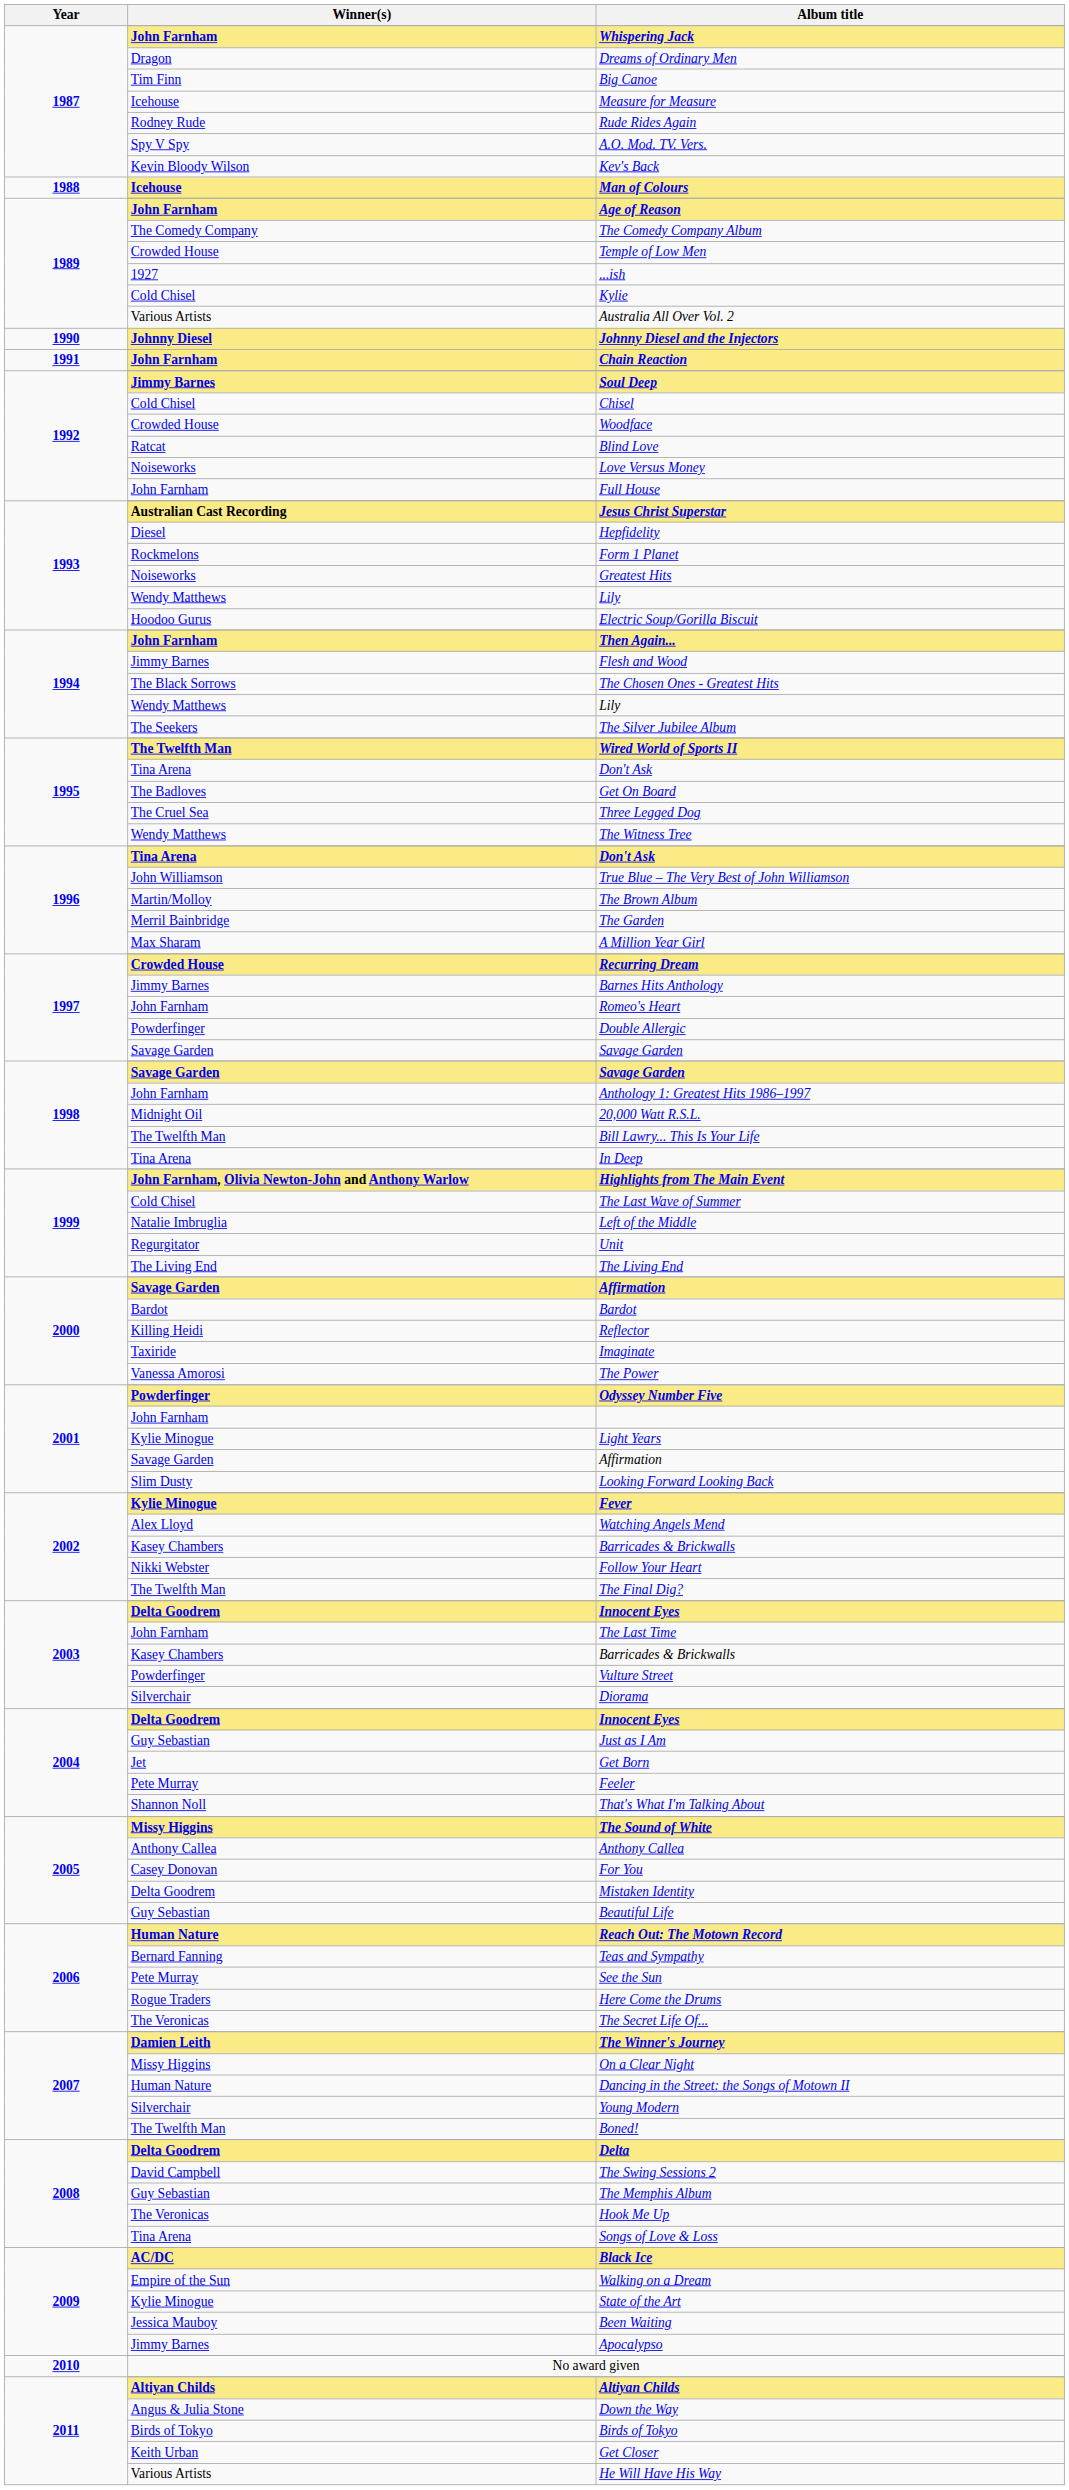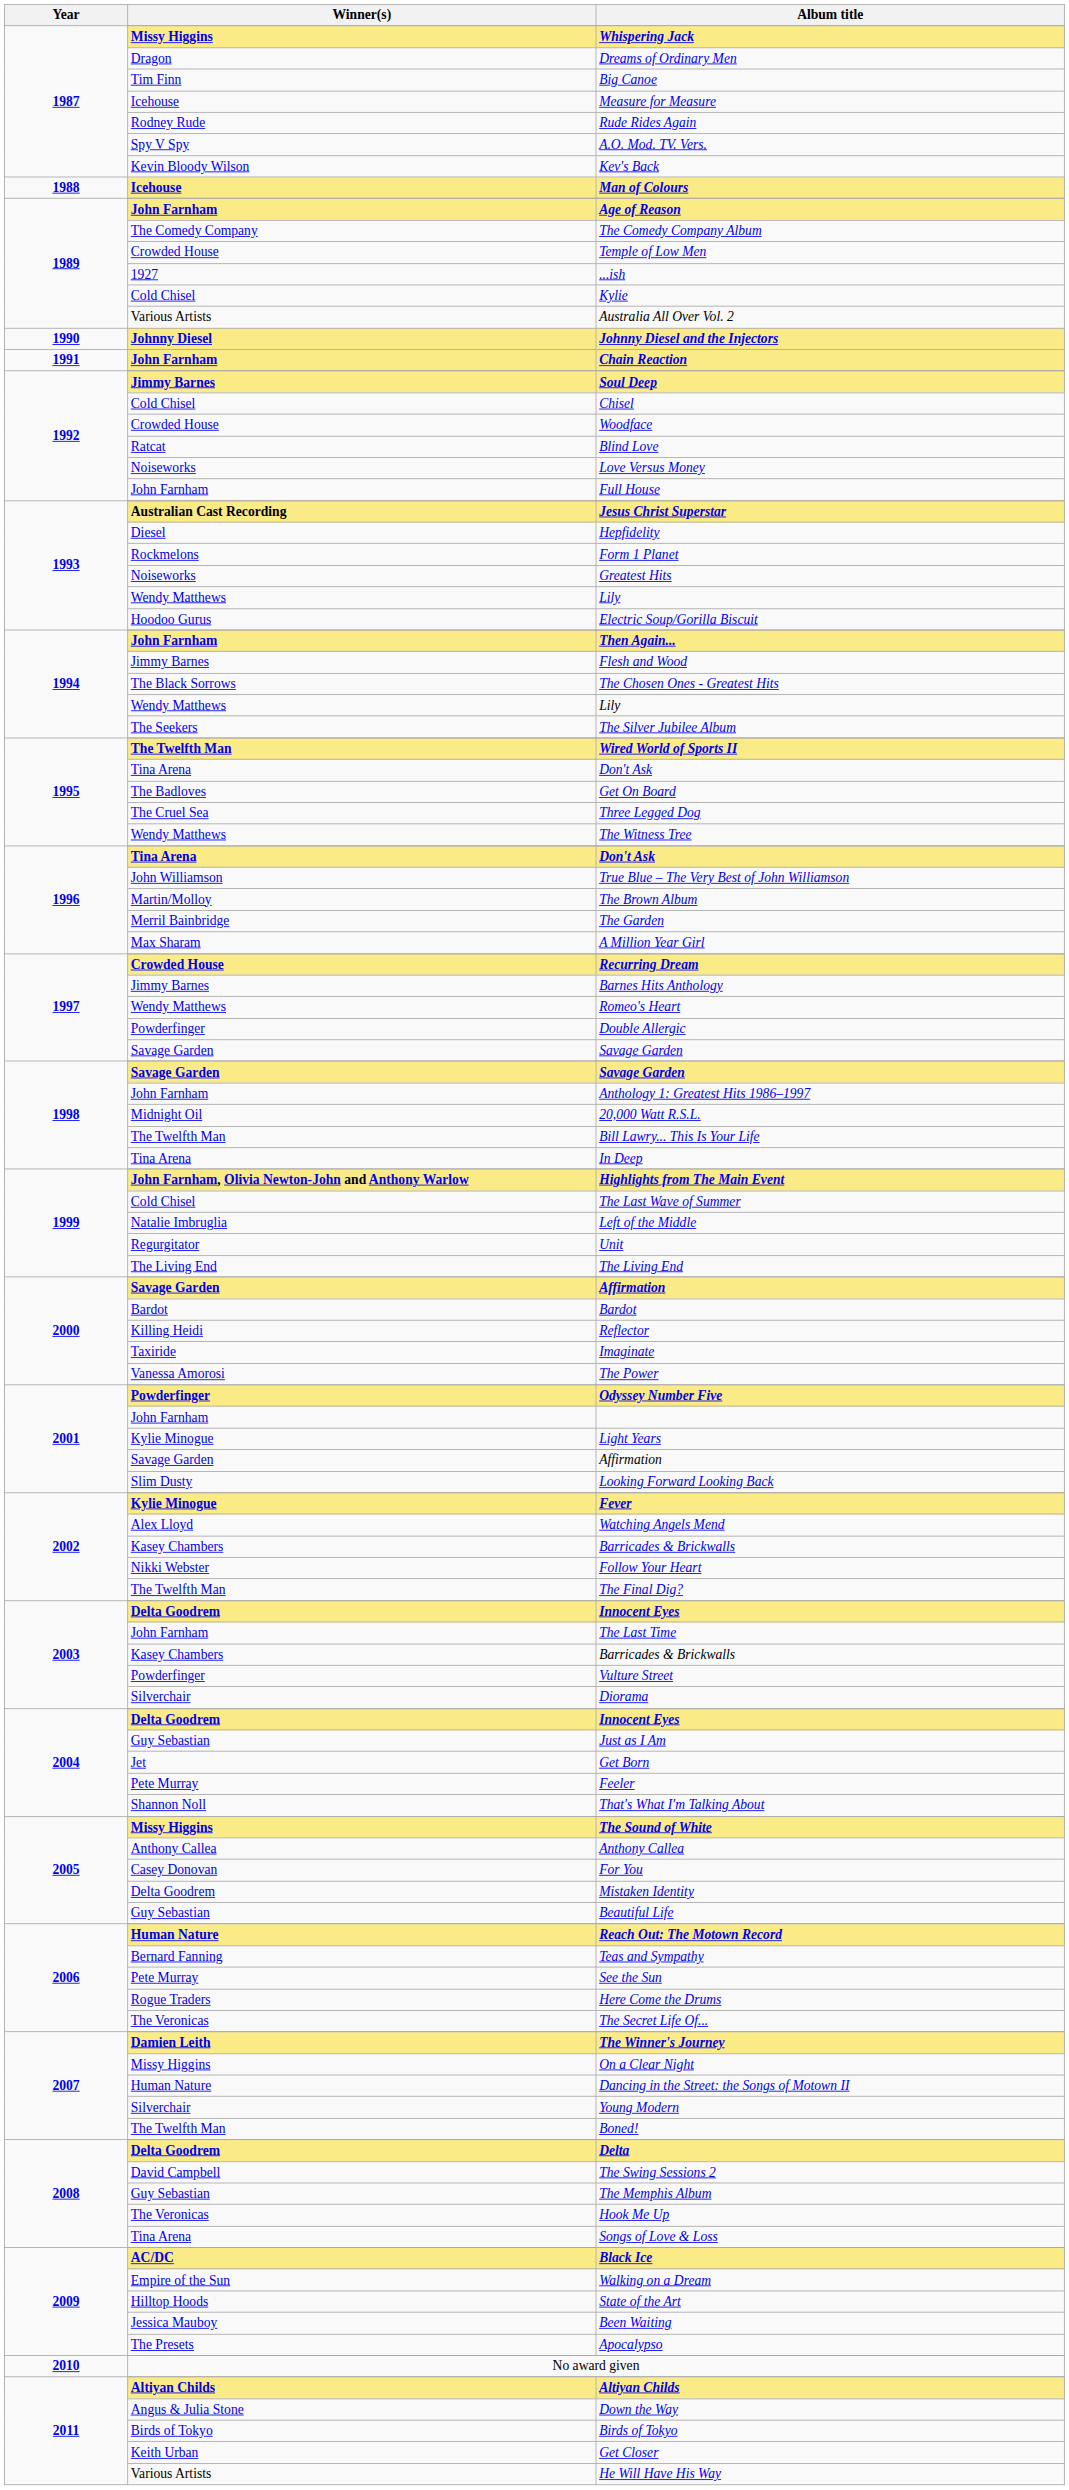(174, 36) John Farnham -> (172, 36) Missy Higgins
(170, 1007) John Farnham -> (178, 1007) Wendy Matthews
(172, 2301) Kylie Minogue -> (170, 2301) Hilltop Hoods
(170, 2344) Jimmy Barnes -> (162, 2344) The Presets
